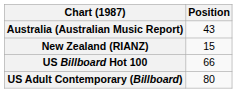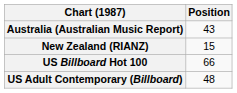(209, 79) 80 -> (209, 79) 48
